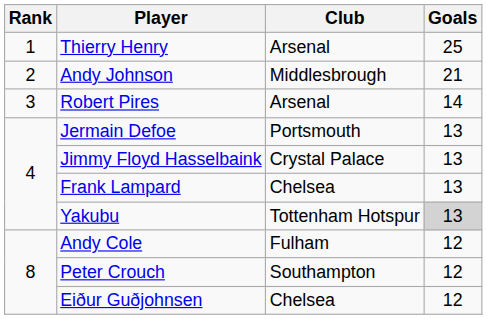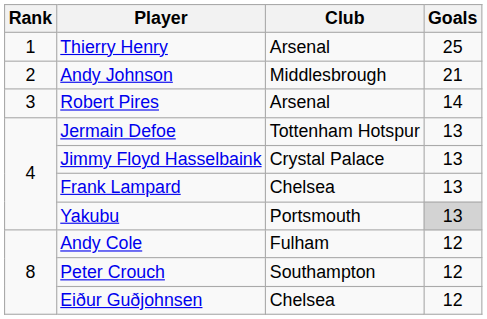(315, 131) Portsmouth -> (345, 131) Tottenham Hotspur
(345, 215) Tottenham Hotspur -> (315, 215) Portsmouth
